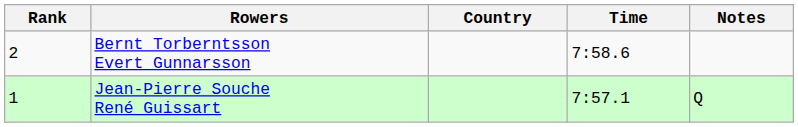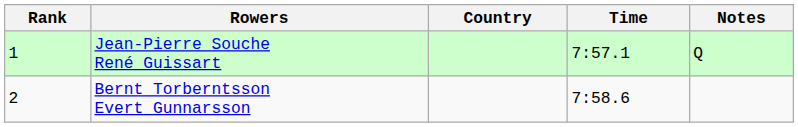rows swapped: (182, 99) <-> (182, 54)
